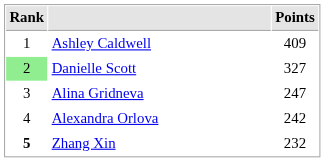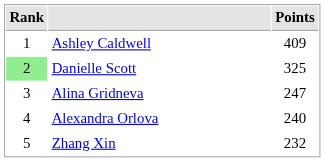(295, 68) 327 -> (295, 68) 325
(295, 118) 242 -> (295, 118) 240
(27, 143) bold -> (27, 143) normal
